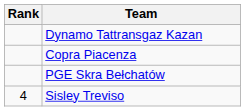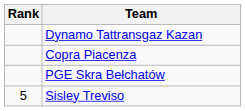(23, 95) 4 -> (23, 95) 5
